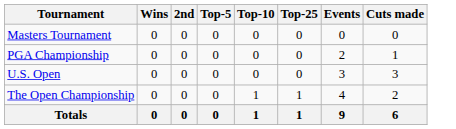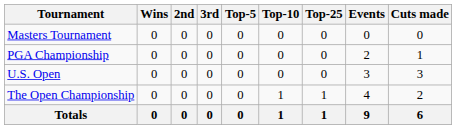+ column: (210, 14)
